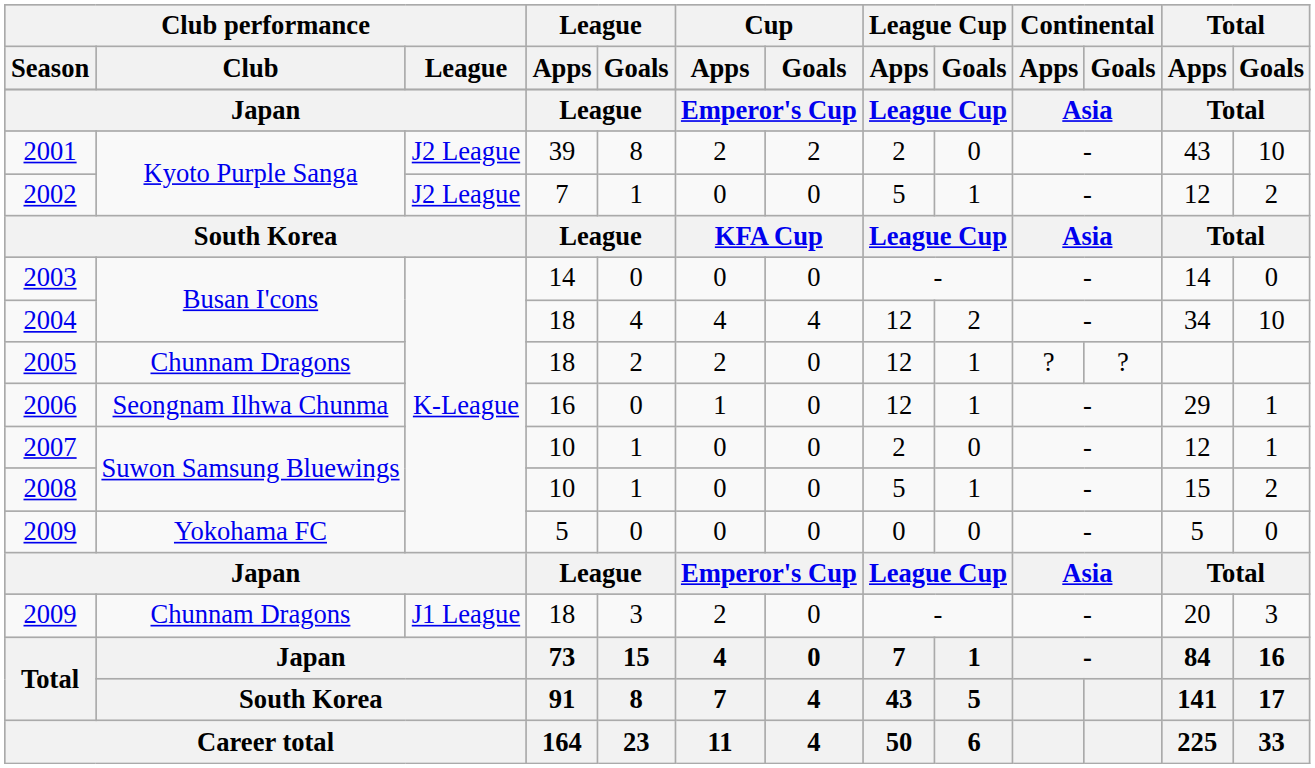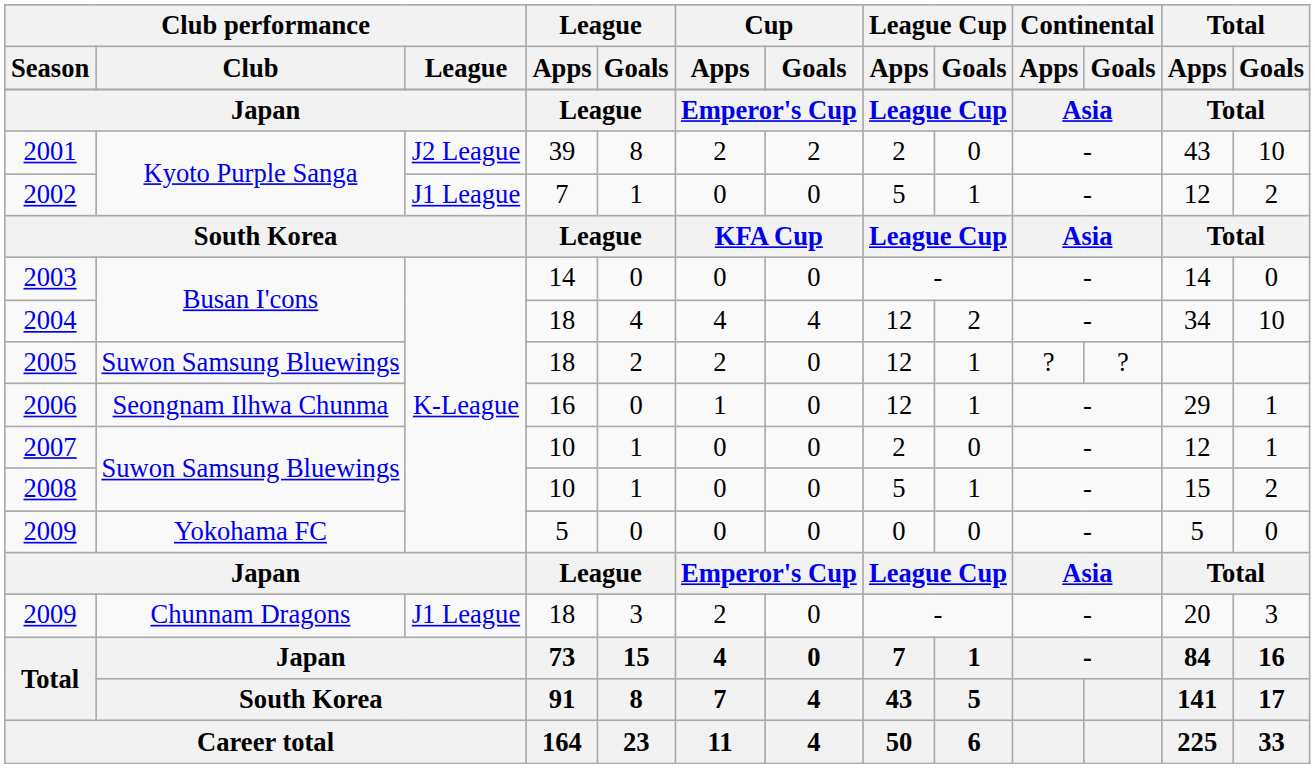(466, 194) J2 League -> (466, 194) J1 League
(250, 362) Chunnam Dragons -> (250, 362) Suwon Samsung Bluewings
